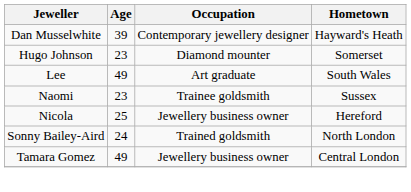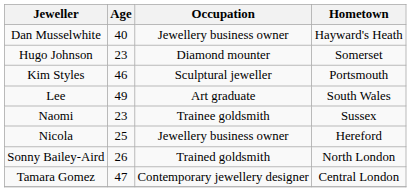(121, 34) 39 -> (121, 34) 40
(223, 34) Contemporary jewellery designer -> (223, 34) Jewellery business owner
+ row: (56, 75)
(121, 136) 24 -> (121, 156) 26
(121, 156) 49 -> (121, 177) 47
(223, 156) Jewellery business owner -> (223, 177) Contemporary jewellery designer
